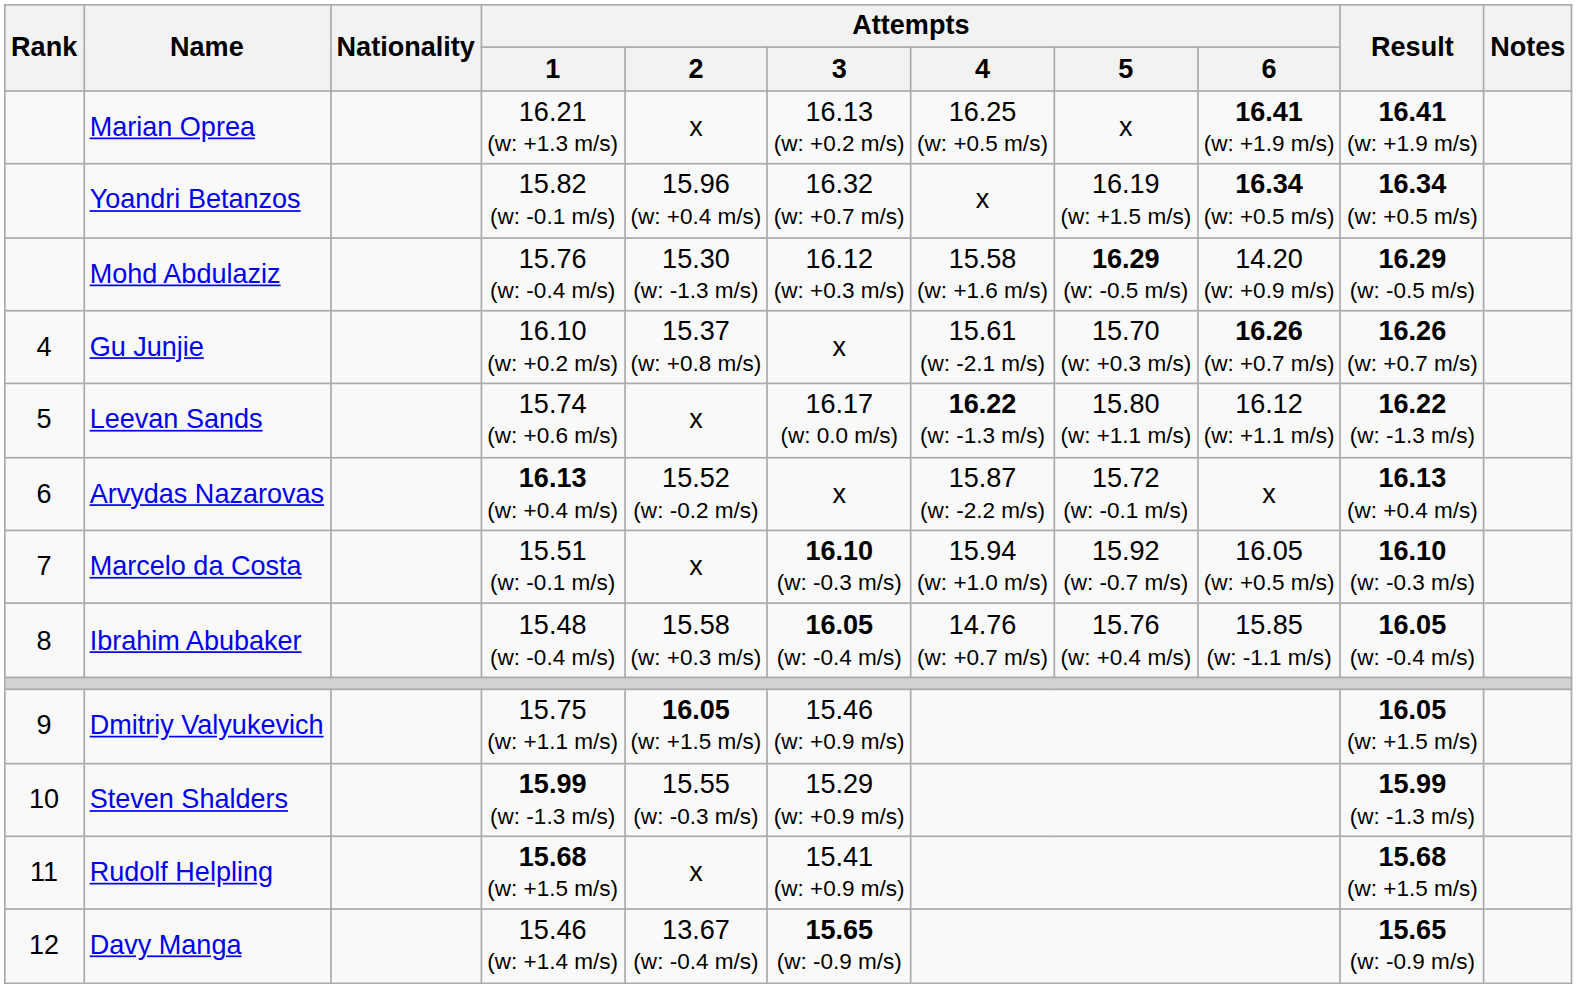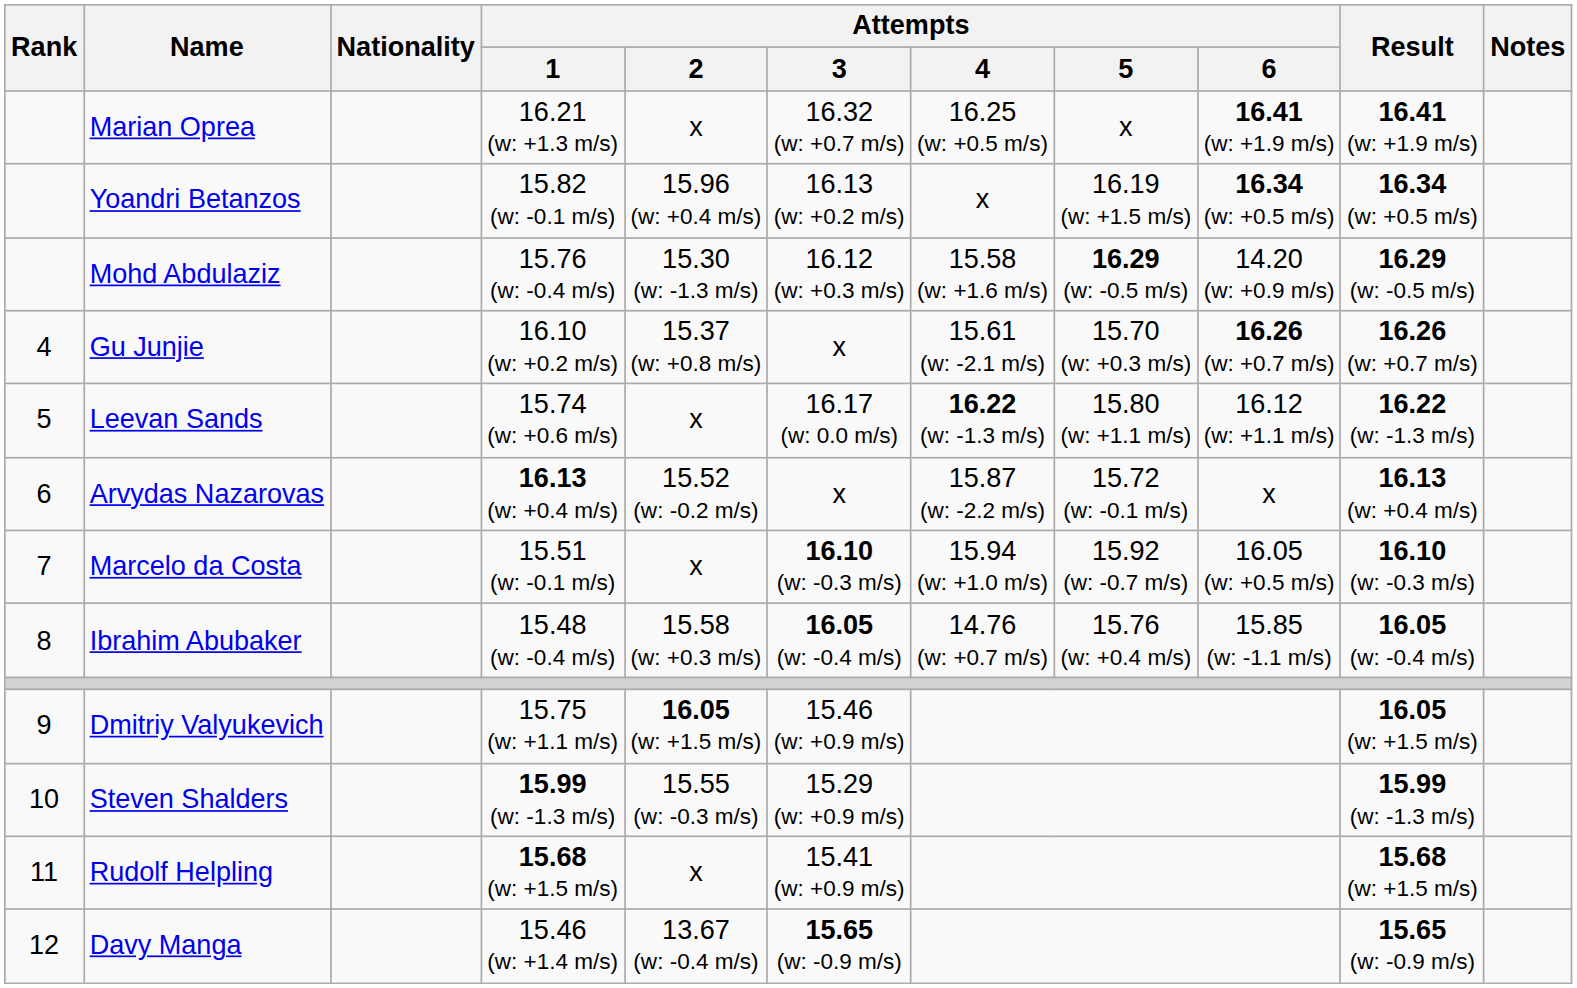(839, 126) 16.13 (w: +0.2 m/s) -> (839, 126) 16.32 (w: +0.7 m/s)
(839, 200) 16.32 (w: +0.7 m/s) -> (839, 200) 16.13 (w: +0.2 m/s)
